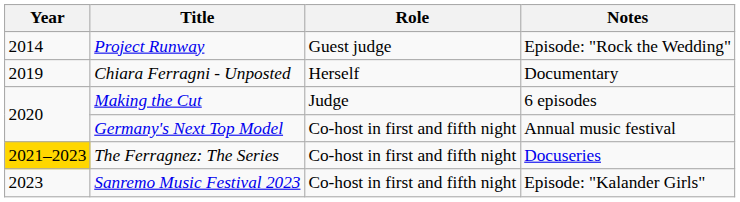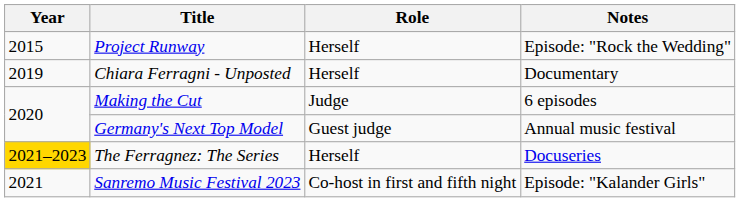(26, 45) 2014 -> (26, 45) 2015
(350, 45) Guest judge -> (334, 45) Herself
(412, 127) Co-host in first and fifth night -> (350, 127) Guest judge
(412, 155) Co-host in first and fifth night -> (334, 155) Herself
(26, 182) 2023 -> (26, 182) 2021
